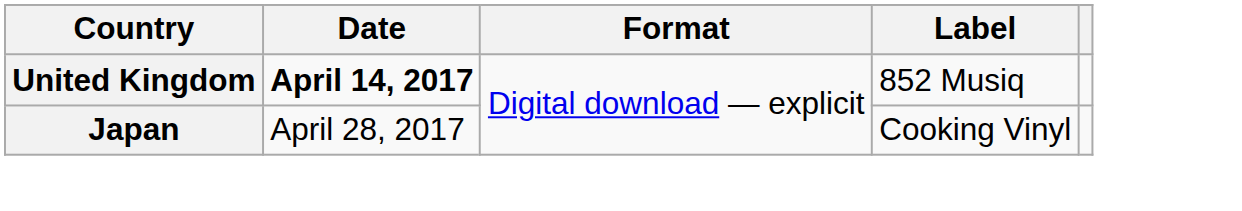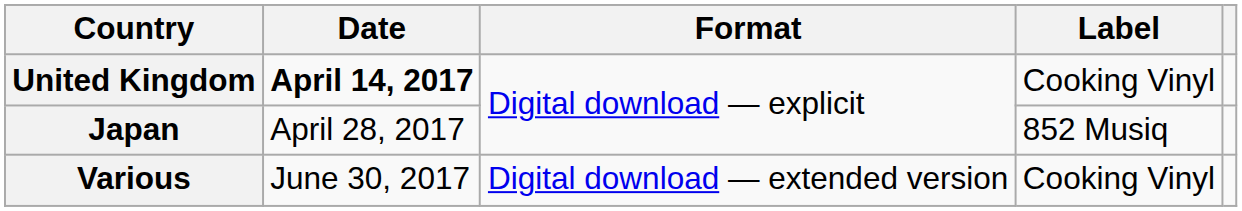(952, 79) 852 Musiq -> (1119, 79) Cooking Vinyl
(975, 129) Cooking Vinyl -> (1096, 129) 852 Musiq
+ row: (134, 179)
